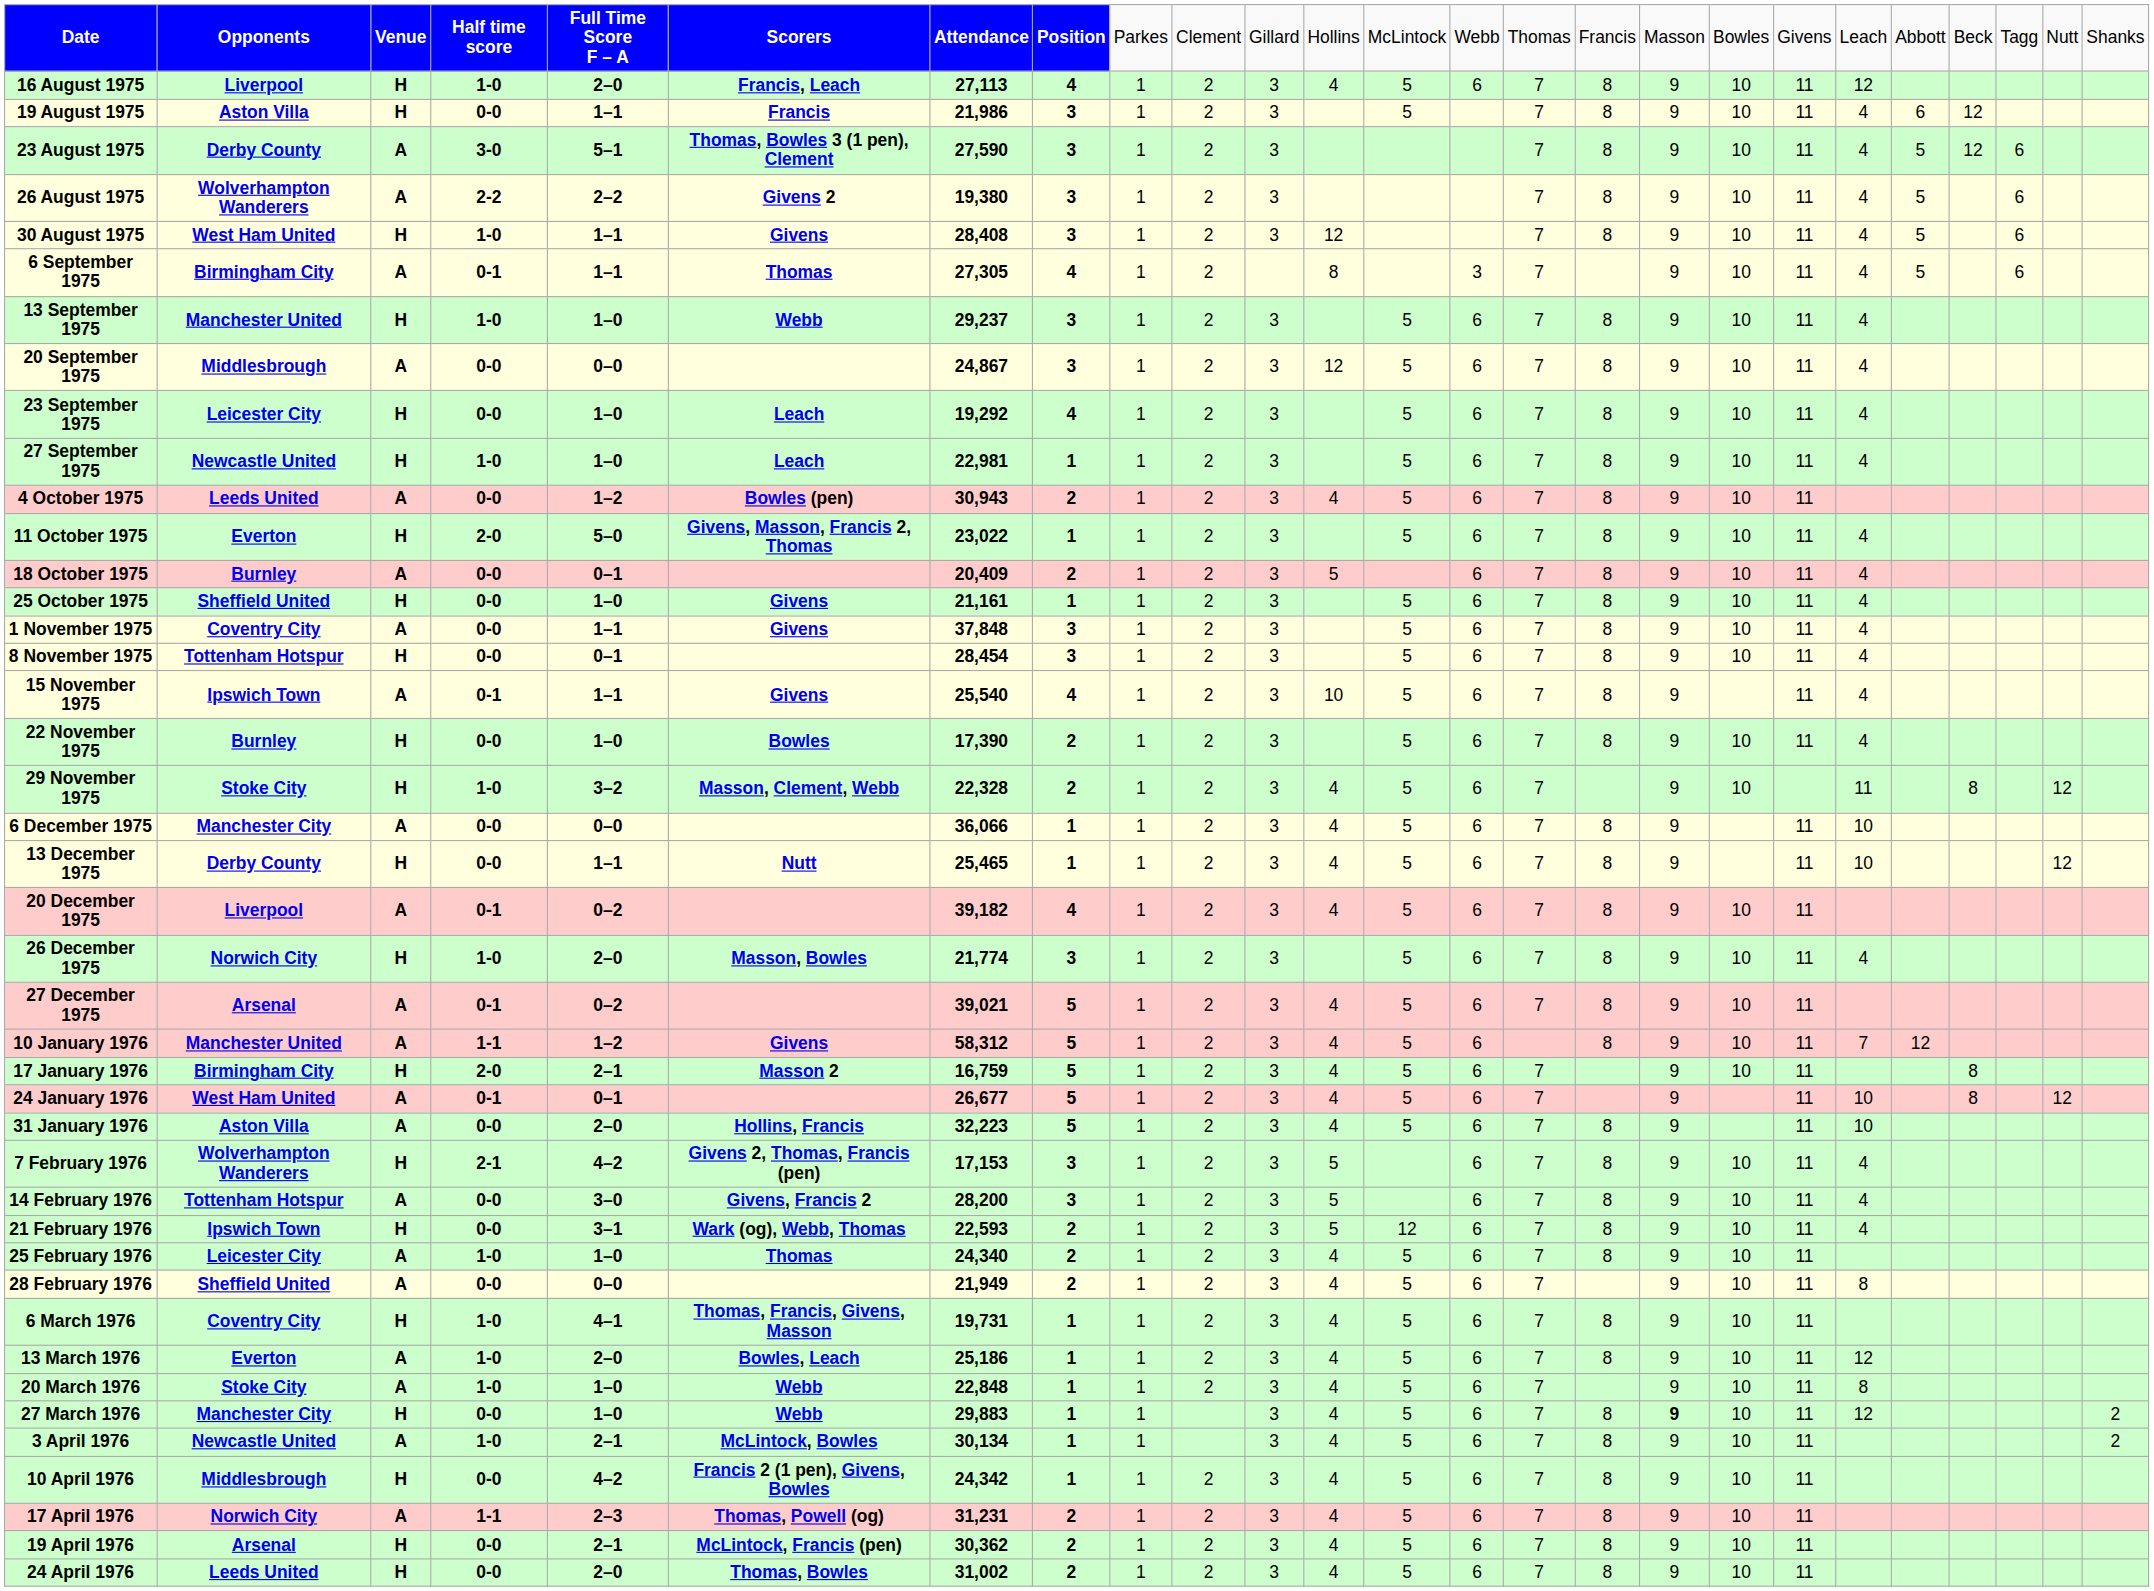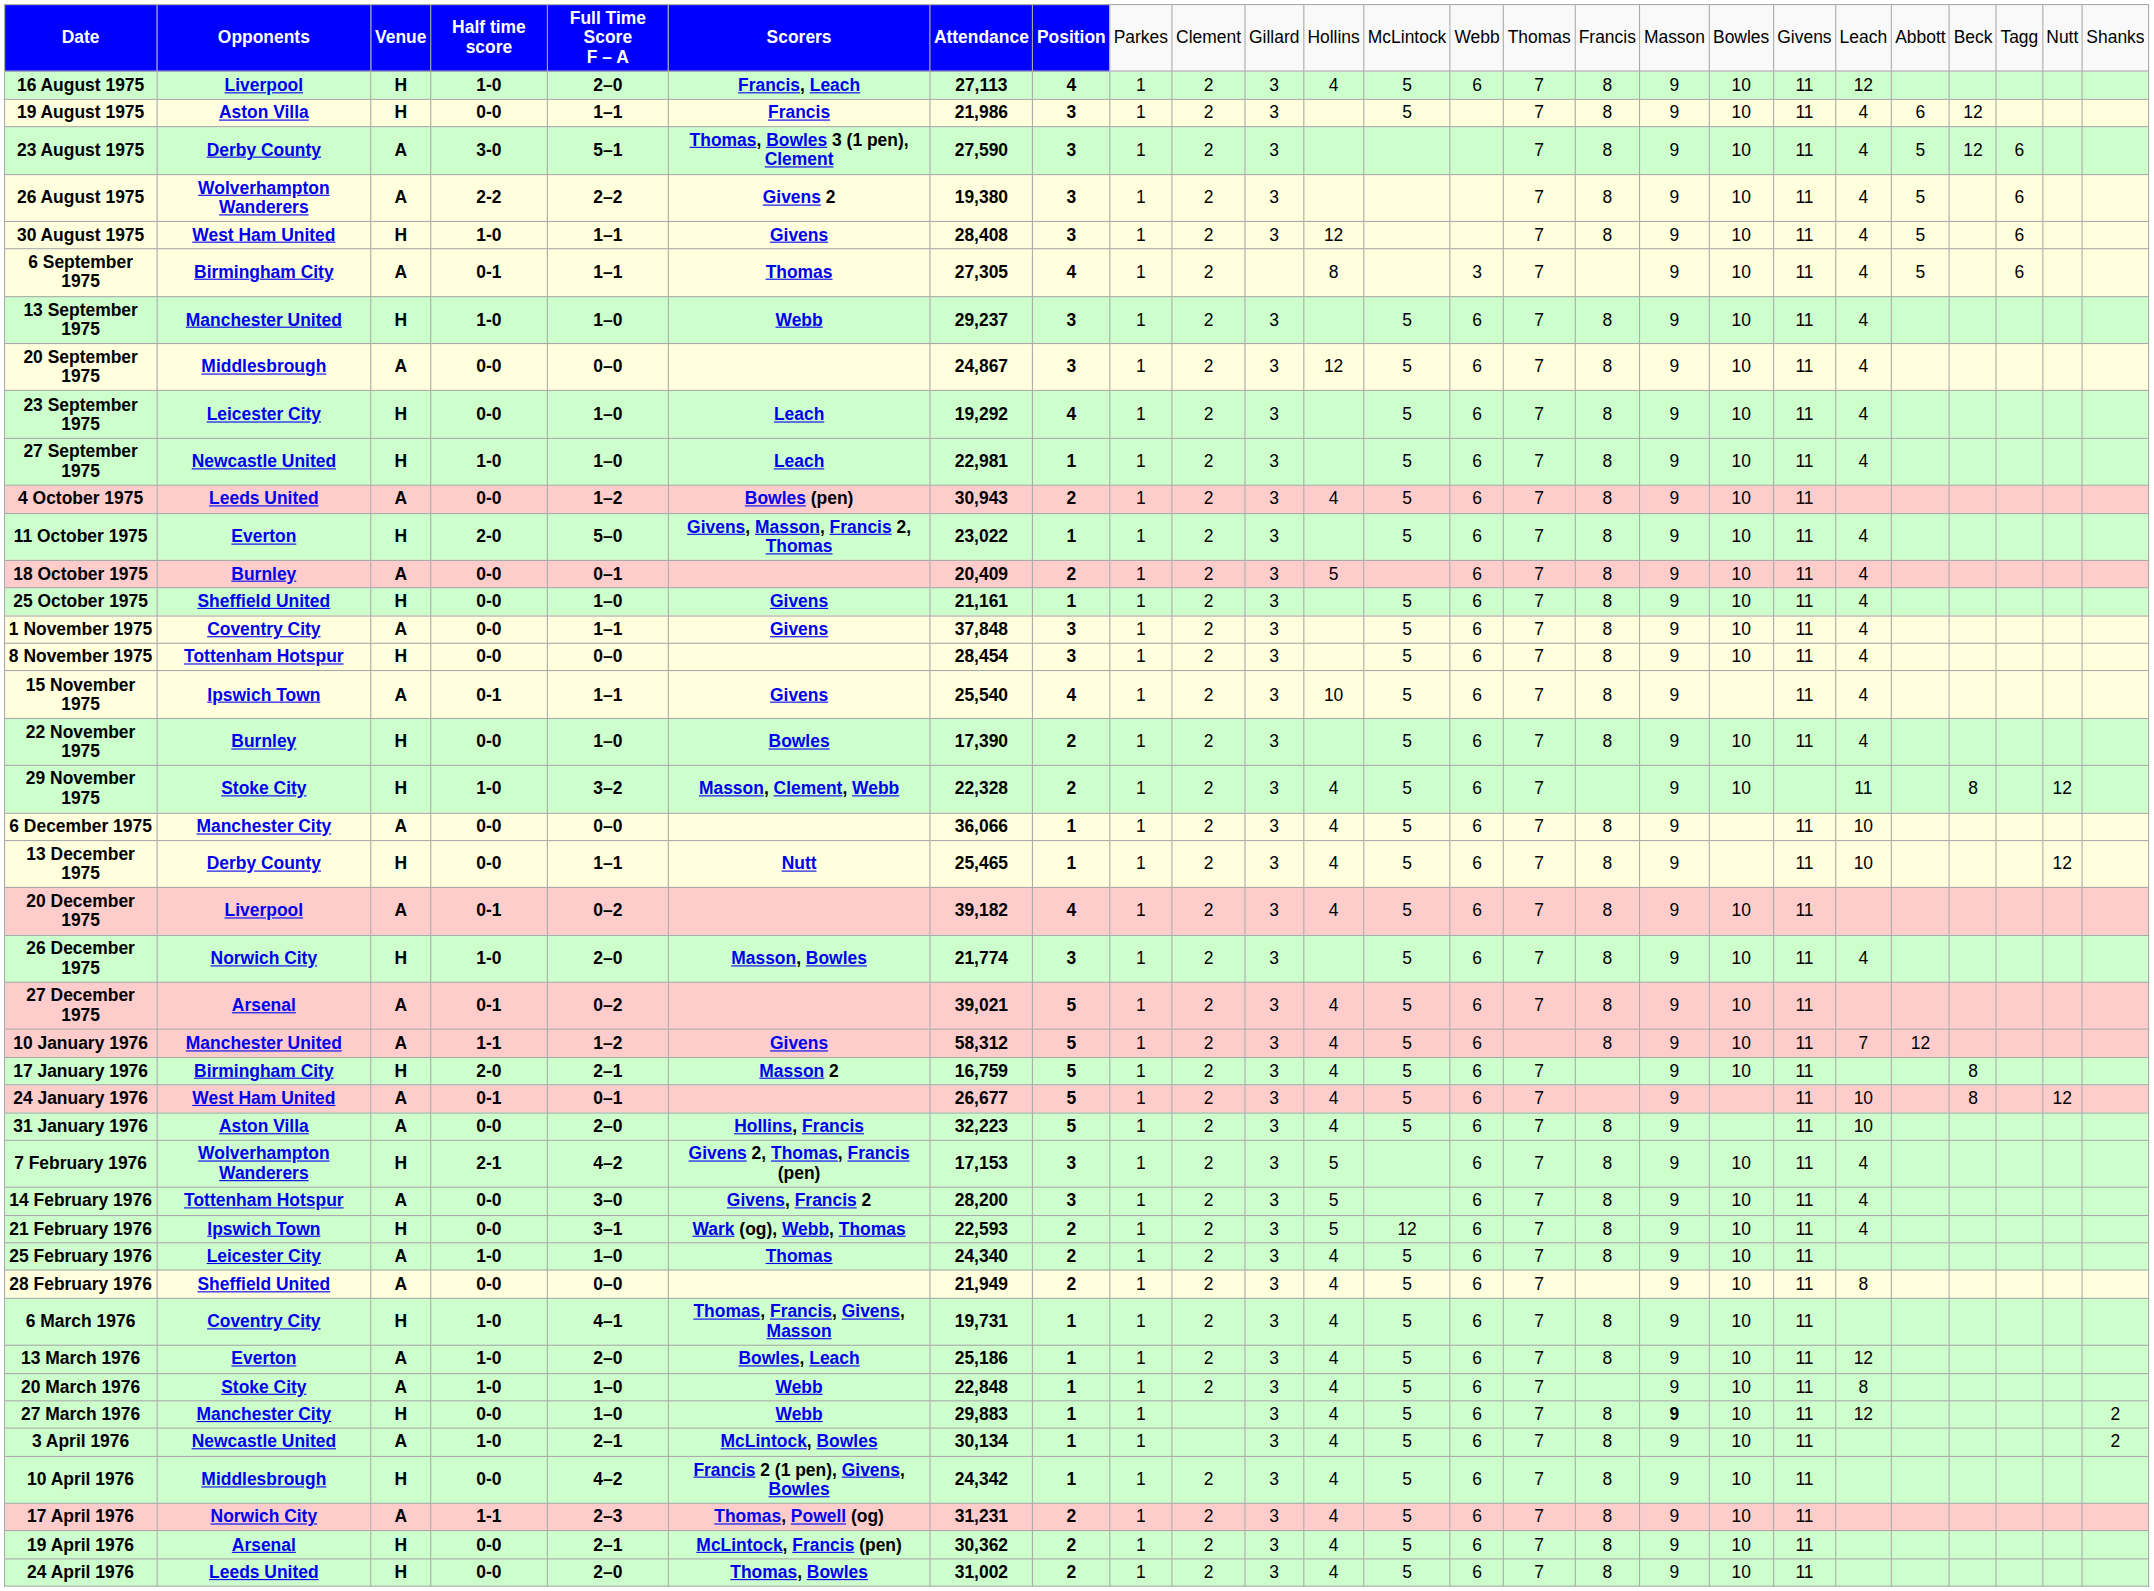(608, 657) 0–1 -> (608, 657) 0–0
